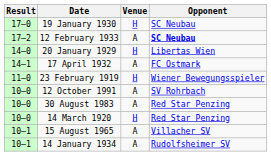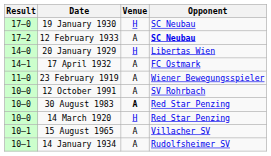(135, 78) H -> (135, 78) A
(135, 104) normal -> (135, 104) bold
